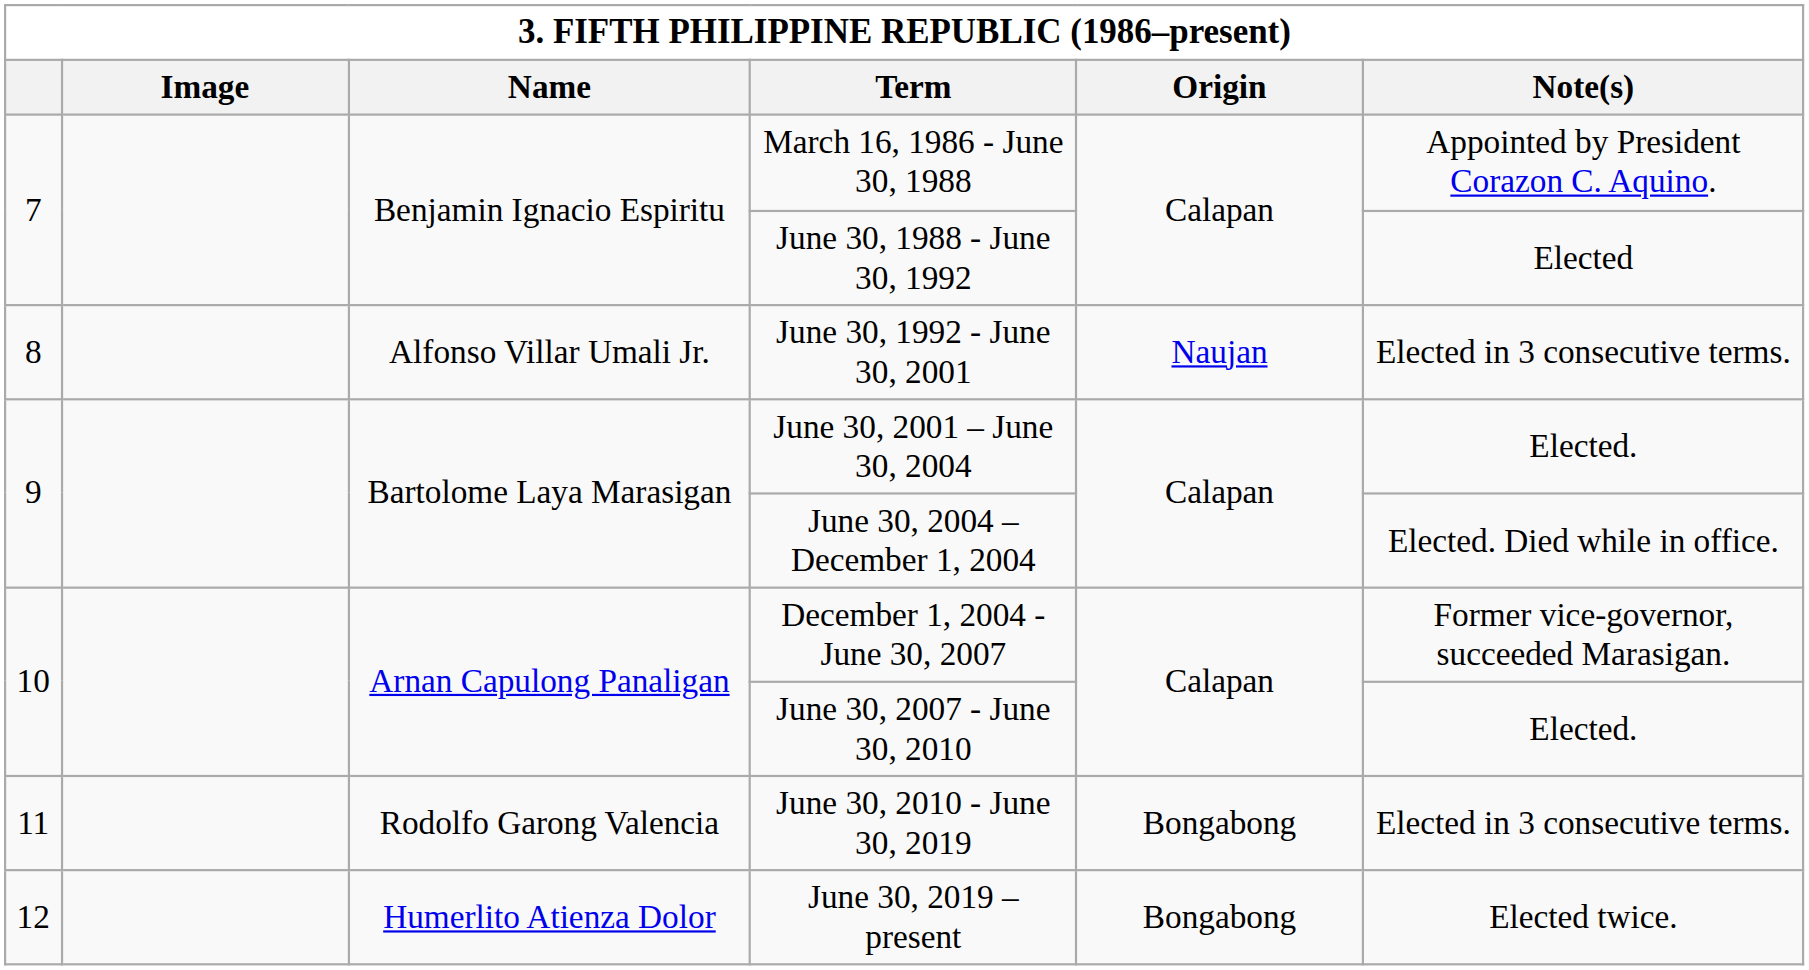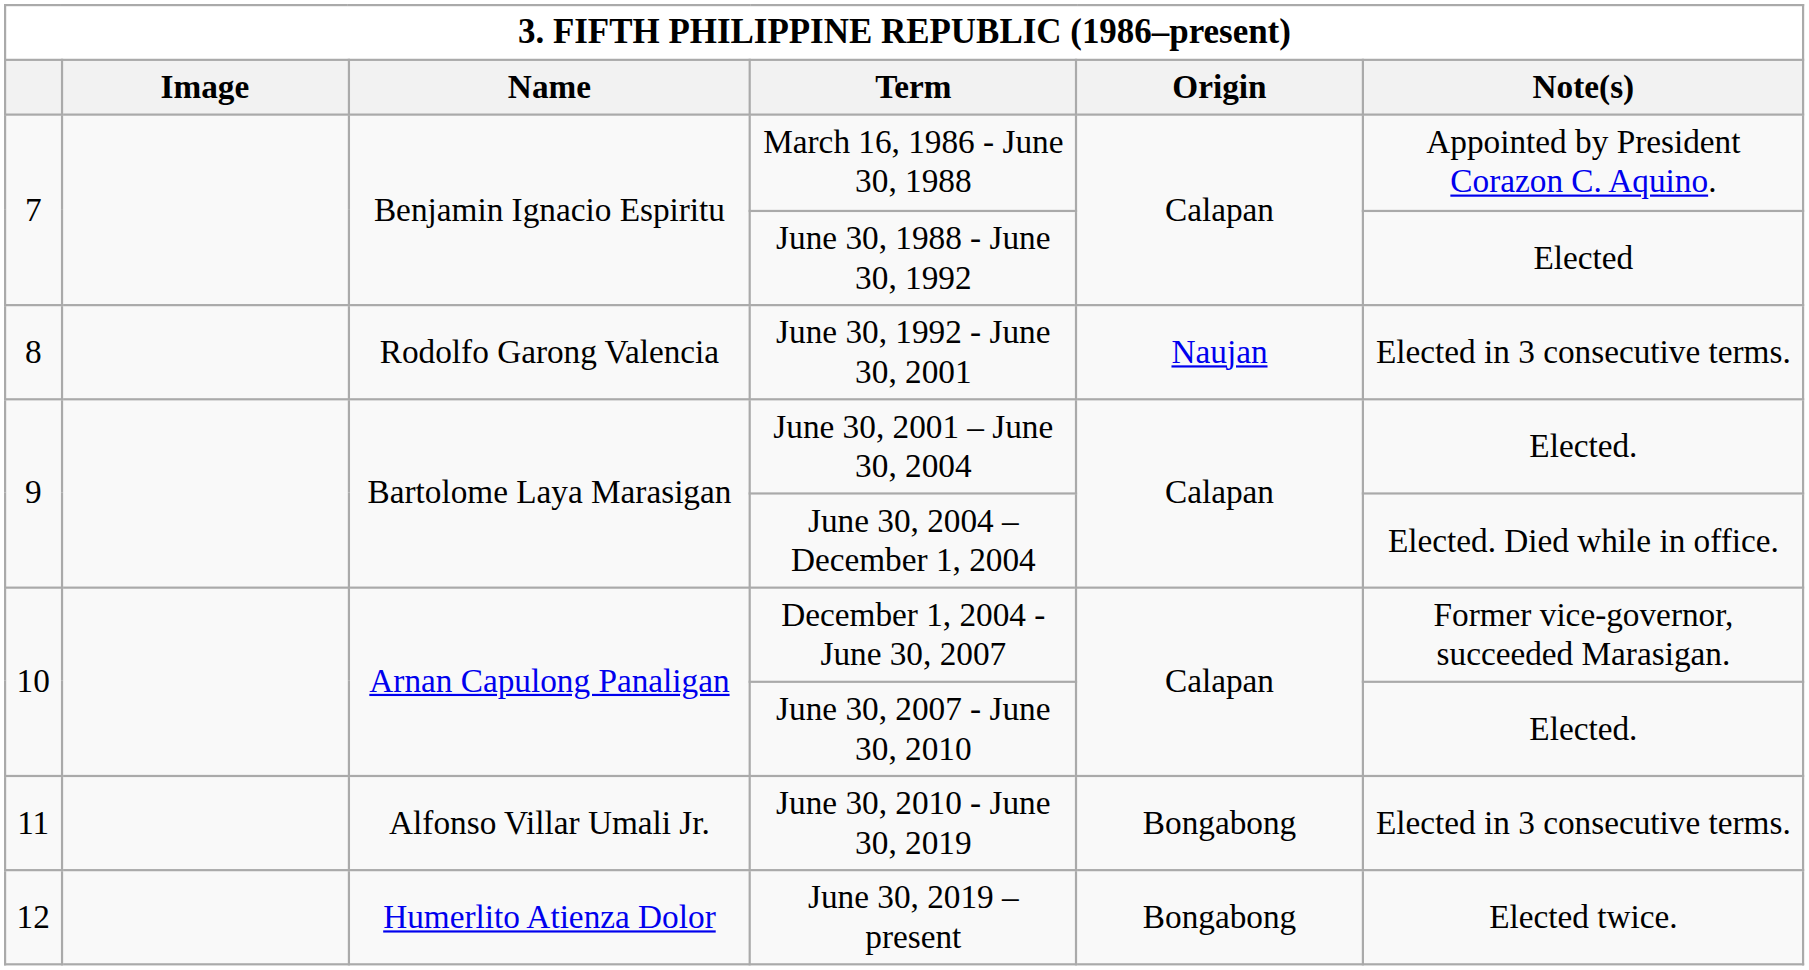(549, 350) Alfonso Villar Umali Jr. -> (549, 350) Rodolfo Garong Valencia
(549, 822) Rodolfo Garong Valencia -> (549, 822) Alfonso Villar Umali Jr.
